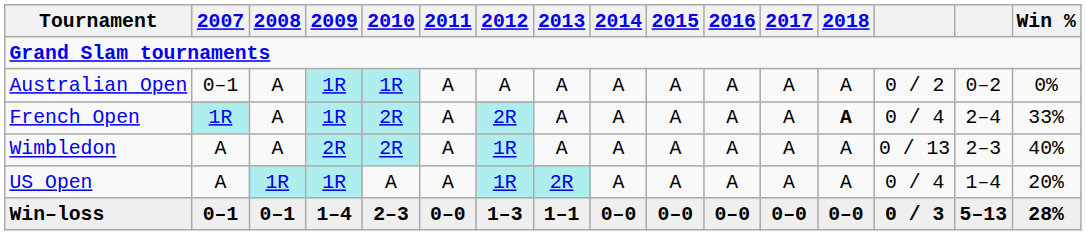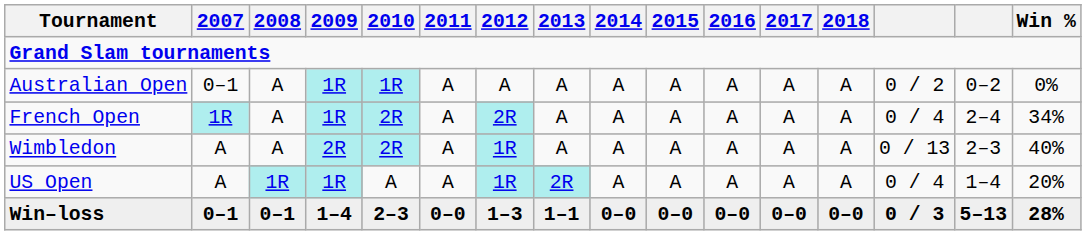(846, 117) bold -> (846, 117) normal
(1046, 117) 33% -> (1046, 117) 34%
